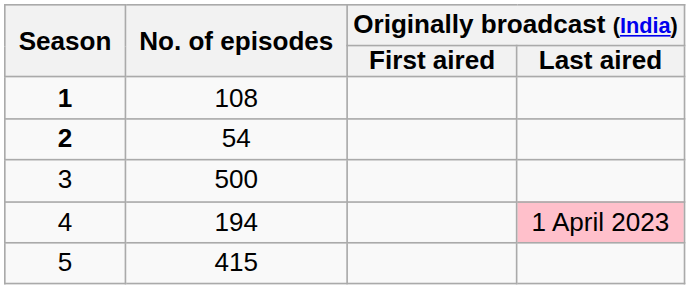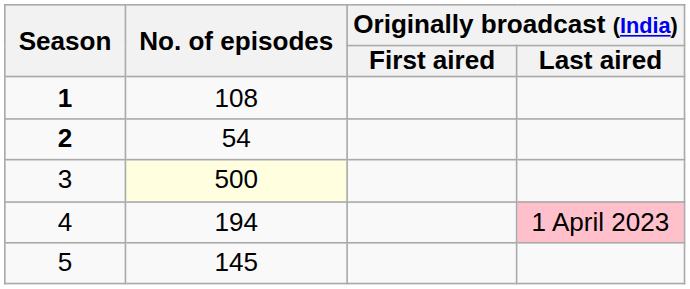(236, 180) no background -> (236, 180) lightyellow background
(236, 262) 415 -> (236, 262) 145
